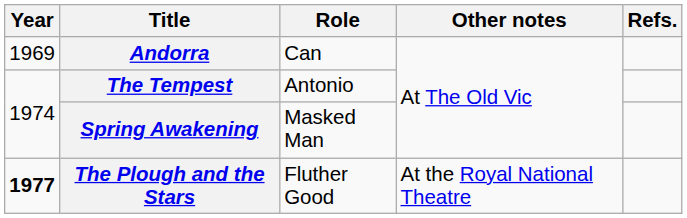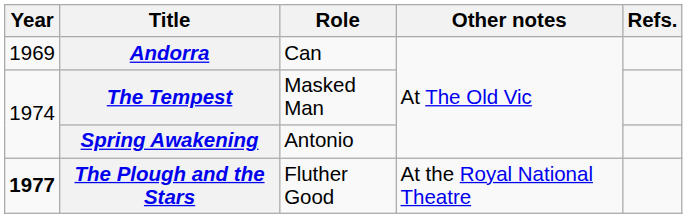(319, 85) Antonio -> (320, 97) Masked Man
(320, 129) Masked Man -> (319, 141) Antonio
